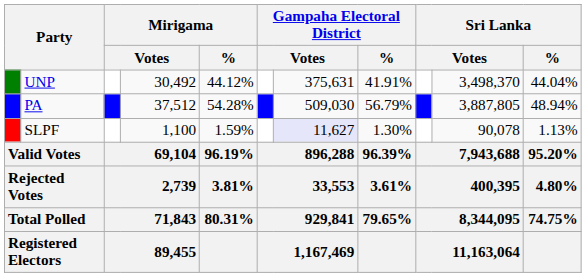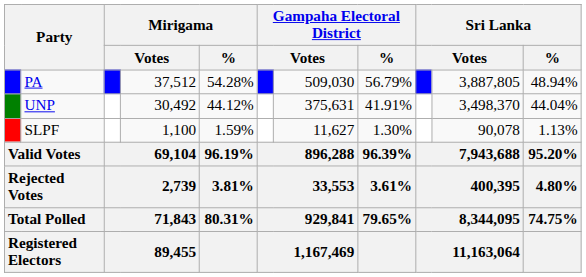rows swapped: (34, 105) <-> (40, 81)
(334, 130) lavender background -> (334, 130) no background
